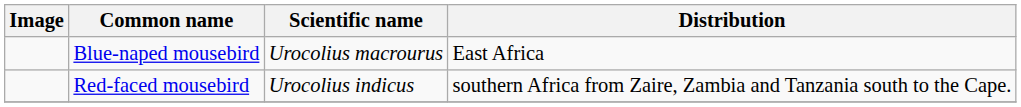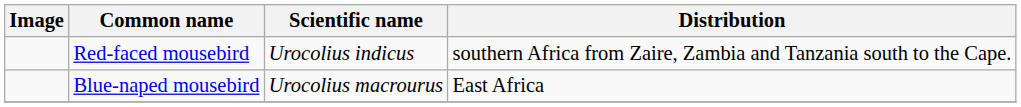rows swapped: (166, 53) <-> (161, 85)
